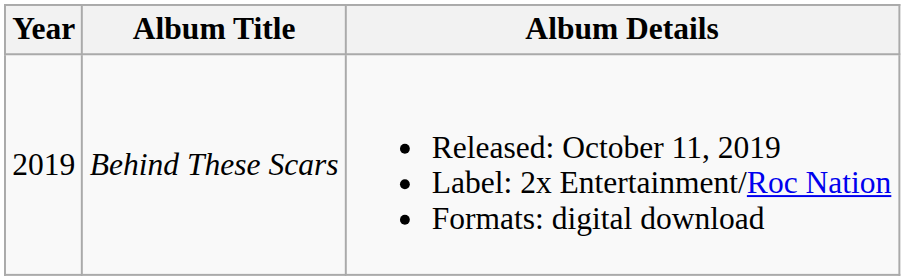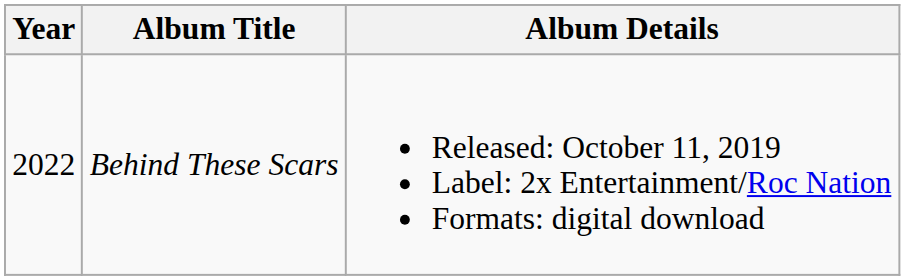(44, 164) 2019 -> (44, 164) 2022
